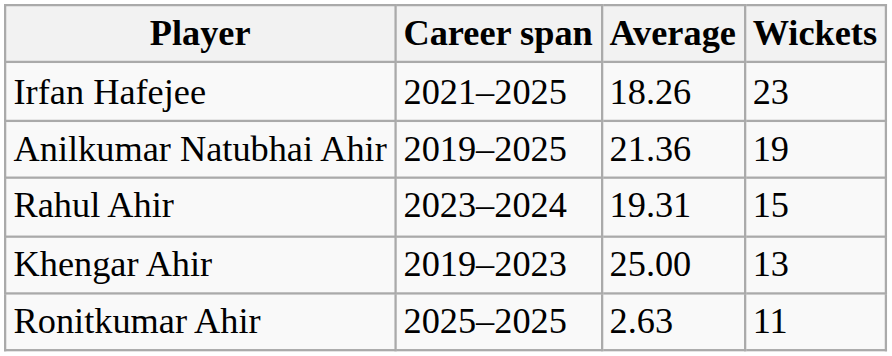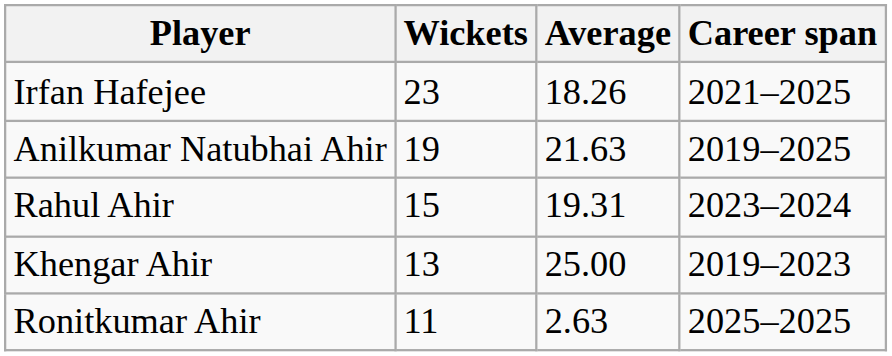columns swapped: (815, 33) <-> (498, 33)
(650, 148) 21.36 -> (586, 148) 21.63
